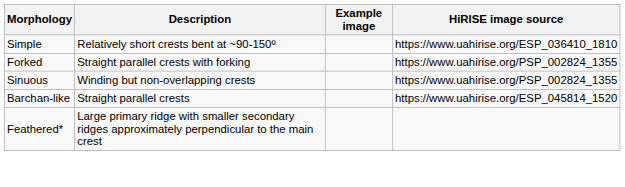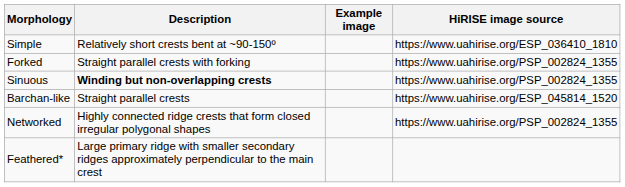(166, 80) normal -> (174, 80) bold
+ row: (34, 122)
